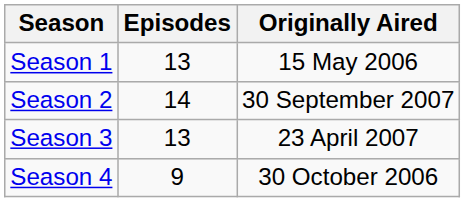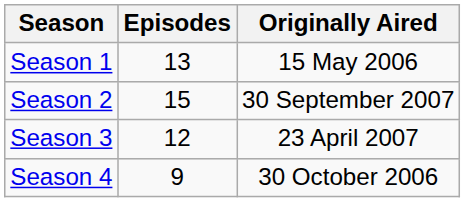(177, 100) 14 -> (177, 100) 15
(177, 138) 13 -> (177, 138) 12
